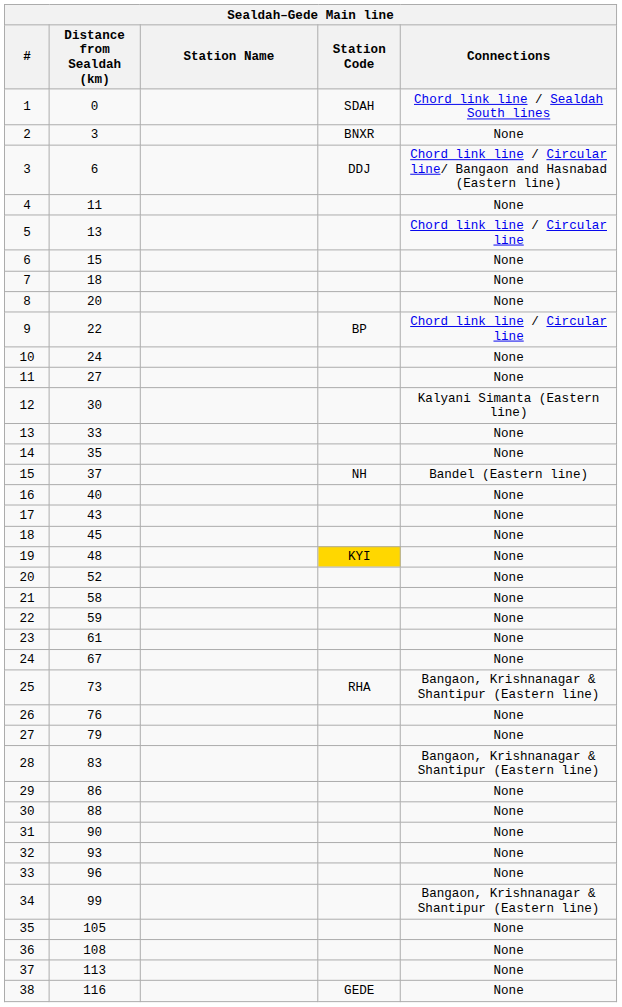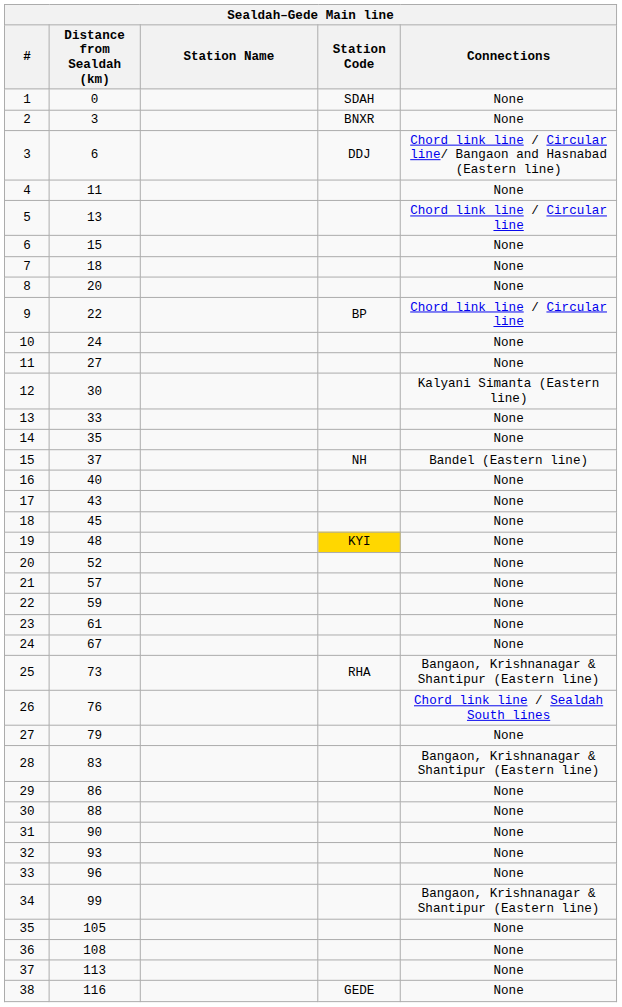(509, 107) Chord link line / Sealdah South lines -> (509, 100) None
(95, 598) 58 -> (95, 583) 57
(509, 715) None -> (509, 708) Chord link line / Sealdah South lines
